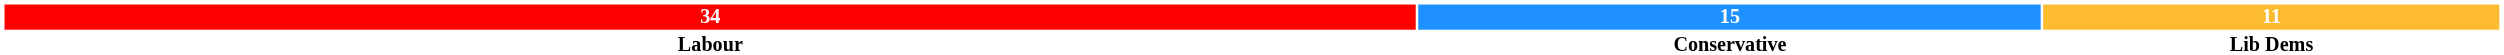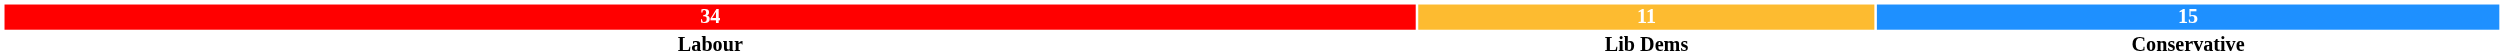columns swapped: (1730, 16) <-> (2271, 16)
